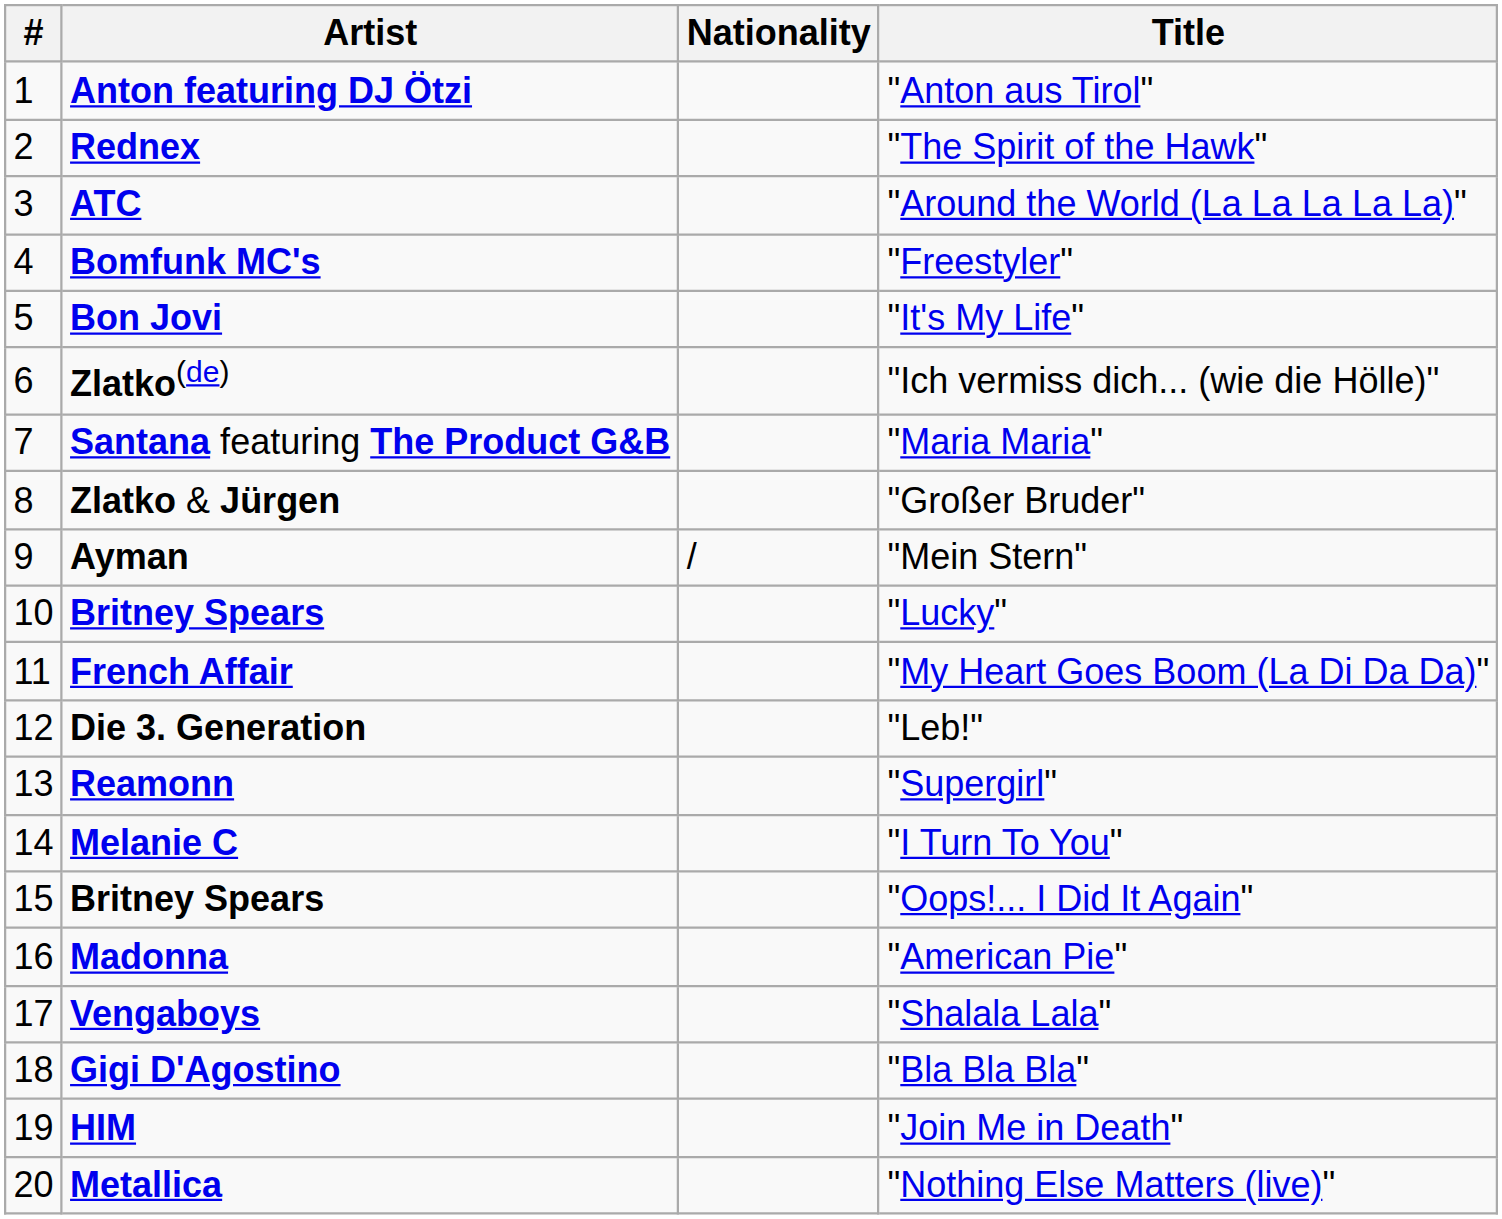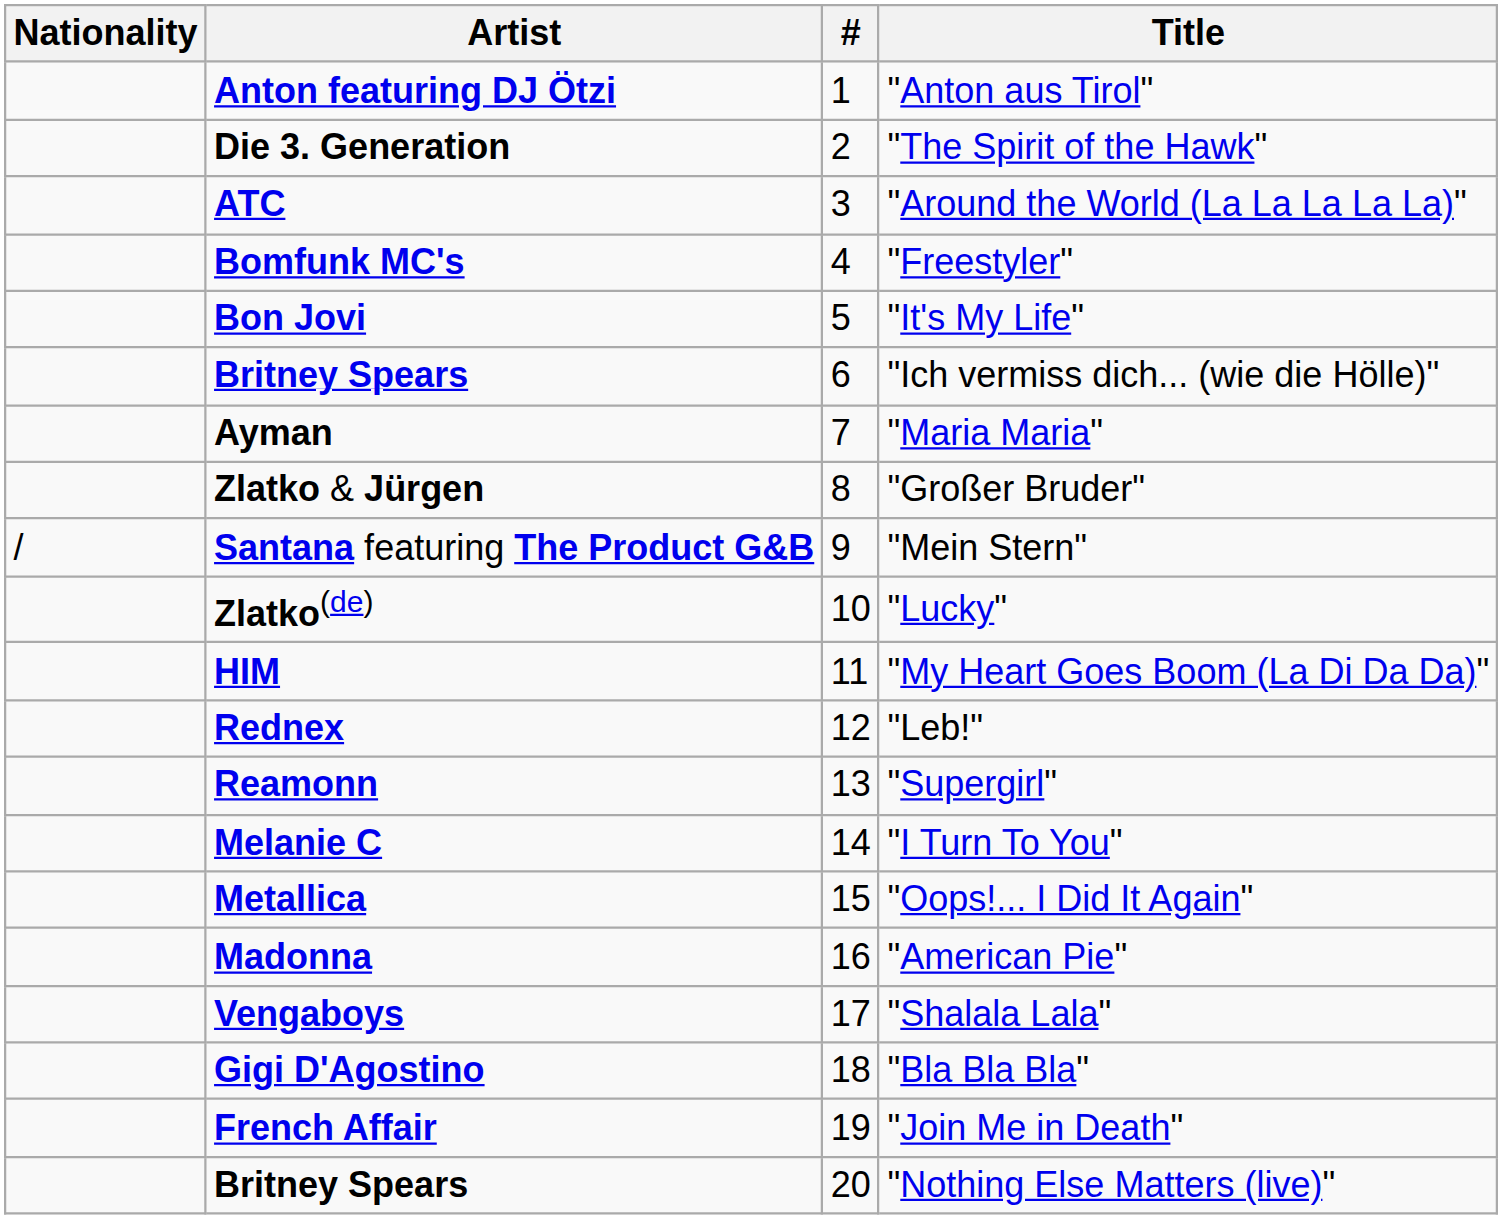columns swapped: (33, 33) <-> (779, 33)
(135, 147) Rednex -> (362, 147) Die 3. Generation
(150, 380) Zlatko(de) -> (341, 375) Britney Spears
(370, 442) Santana featuring The Product G&B -> (273, 432) Ayman
(129, 556) Ayman -> (514, 546) Santana featuring The Product G&B
(197, 613) Britney Spears -> (294, 608) Zlatko(de)
(181, 670) French Affair -> (247, 670) HIM
(218, 727) Die 3. Generation -> (279, 727) Rednex
(197, 899) Britney Spears -> (290, 899) Metallica
(103, 1127) HIM -> (325, 1127) French Affair
(146, 1184) Metallica -> (341, 1184) Britney Spears
